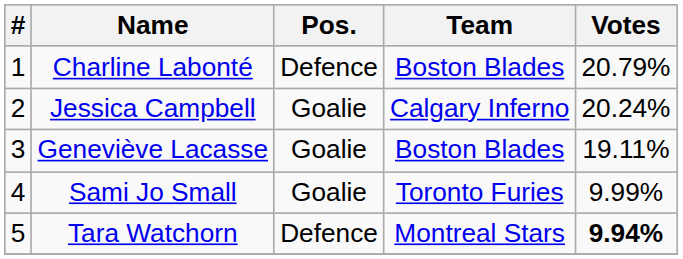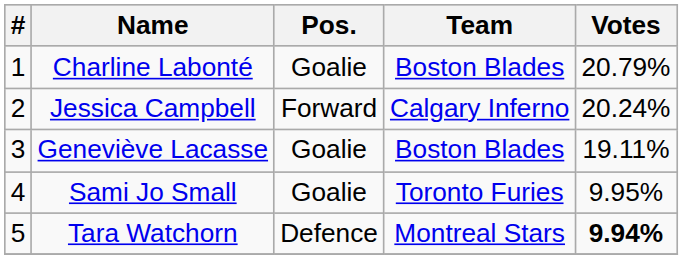(329, 66) Defence -> (329, 66) Goalie
(329, 108) Goalie -> (329, 108) Forward
(626, 191) 9.99% -> (626, 191) 9.95%
